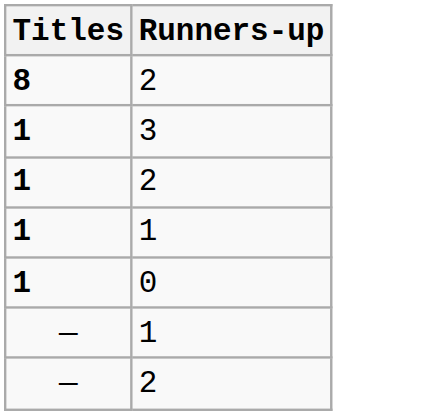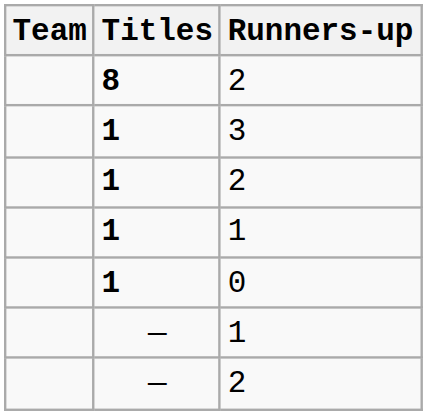+ column: (50, 30)
